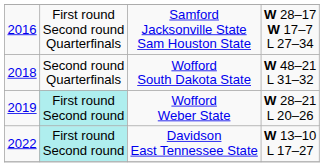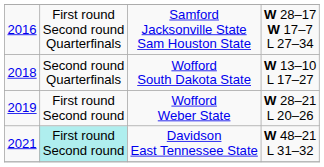(290, 72) W 48–21 L 31–32 -> (290, 72) W 13–10 L 17–27
(84, 108) paleturquoise background -> (84, 108) no background
(22, 143) 2022 -> (22, 143) 2021
(290, 143) W 13–10 L 17–27 -> (290, 143) W 48–21 L 31–32
